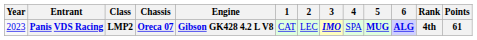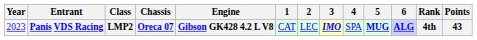(457, 27) 61 -> (457, 27) 43
